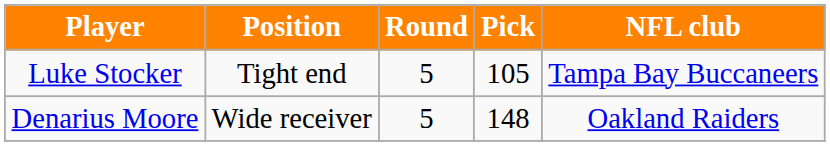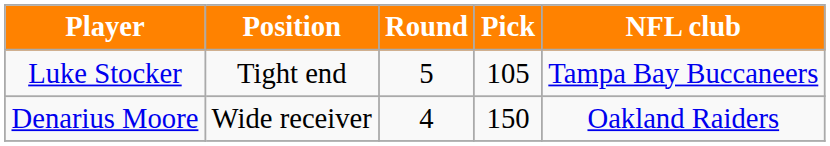(426, 118) 5 -> (426, 118) 4
(508, 118) 148 -> (508, 118) 150
